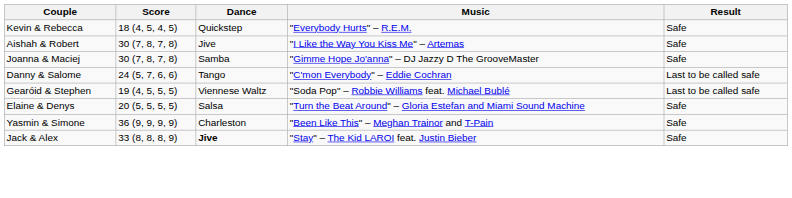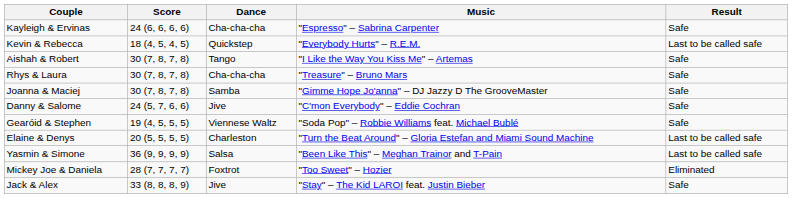+ row: (48, 28)
(676, 28) Safe -> (715, 43) Last to be called safe
(207, 43) Jive -> (222, 59) Tango
+ row: (37, 75)
(212, 75) Tango -> (217, 106) Jive
(713, 75) Last to be called safe -> (678, 106) Safe
(713, 91) Last to be called safe -> (678, 122) Safe
(211, 106) Salsa -> (232, 138) Charleston
(676, 106) Safe -> (715, 138) Last to be called safe
(222, 122) Charleston -> (221, 153) Salsa
(676, 122) Safe -> (715, 153) Last to be called safe
+ row: (54, 169)
(208, 138) bold -> (217, 185) normal
